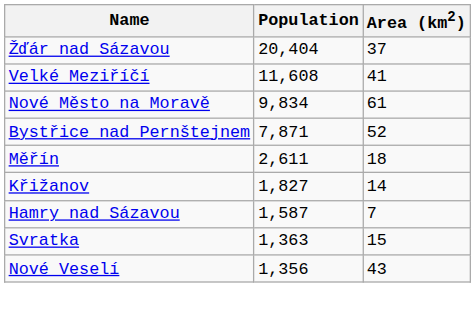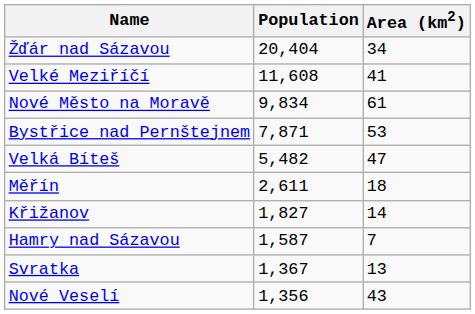(377, 50) 37 -> (377, 50) 34
(377, 132) 52 -> (377, 132) 53
+ row: (64, 159)
(283, 241) 1,363 -> (283, 269) 1,367
(377, 241) 15 -> (377, 269) 13
